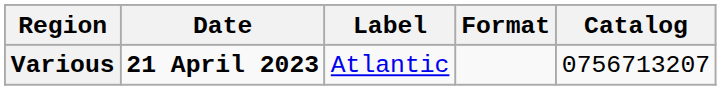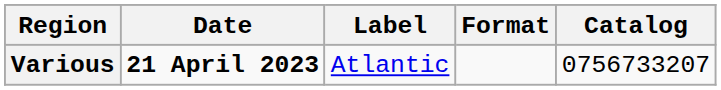(636, 65) 0756713207 -> (636, 65) 0756733207
